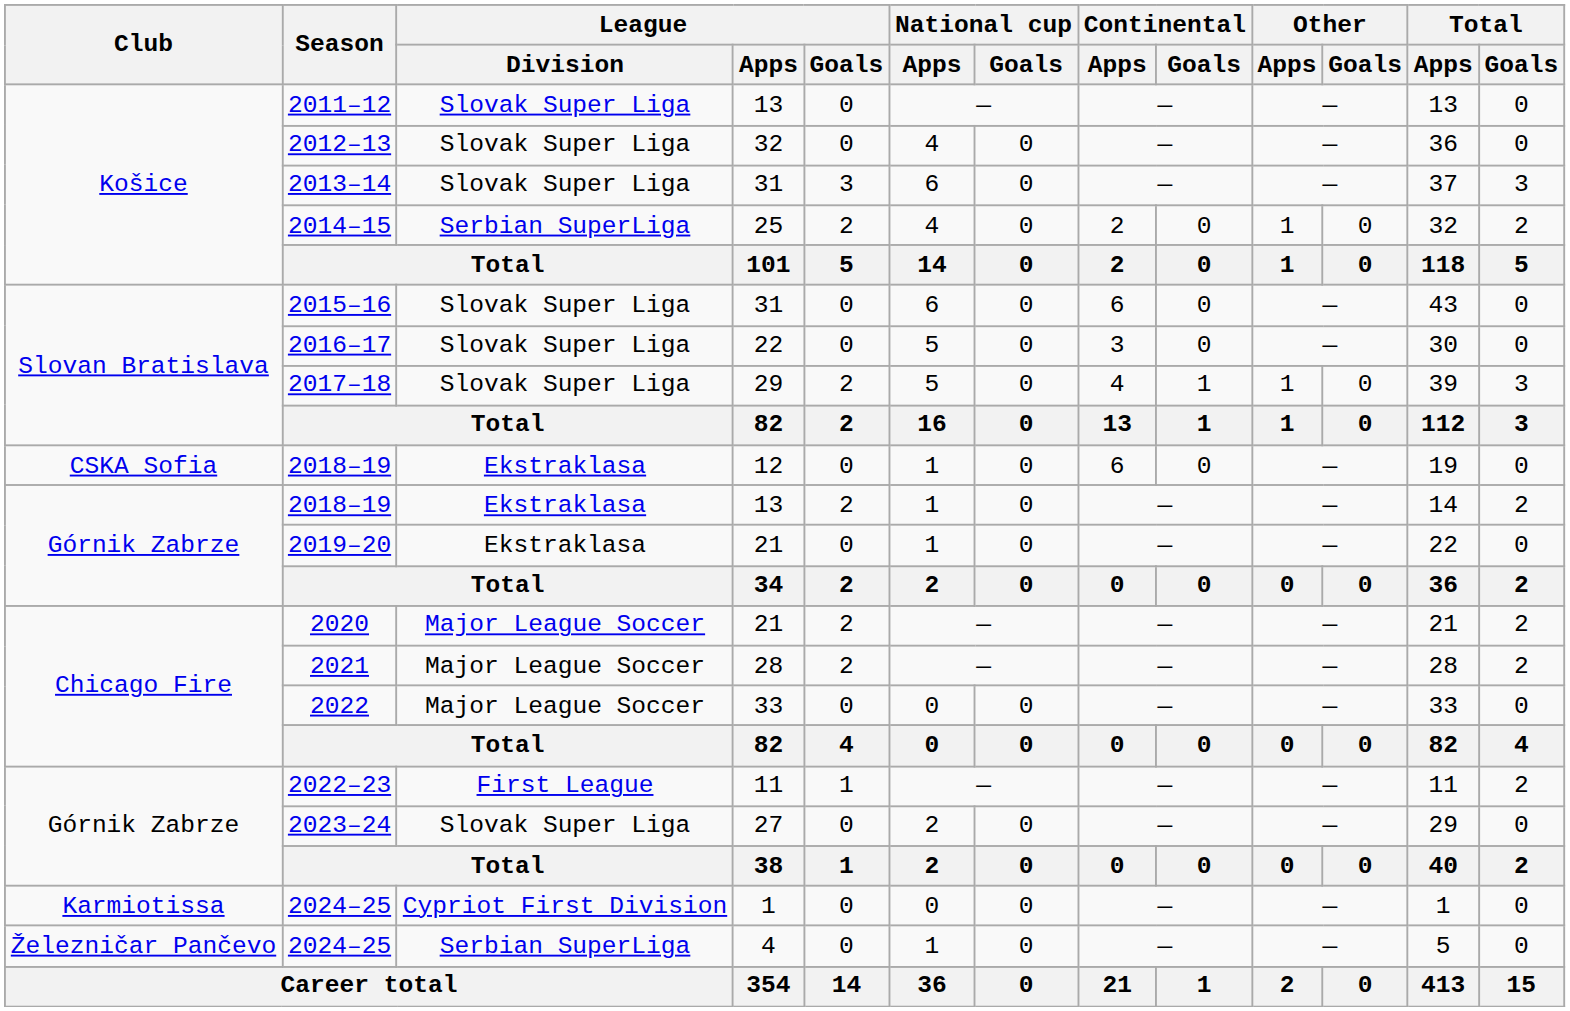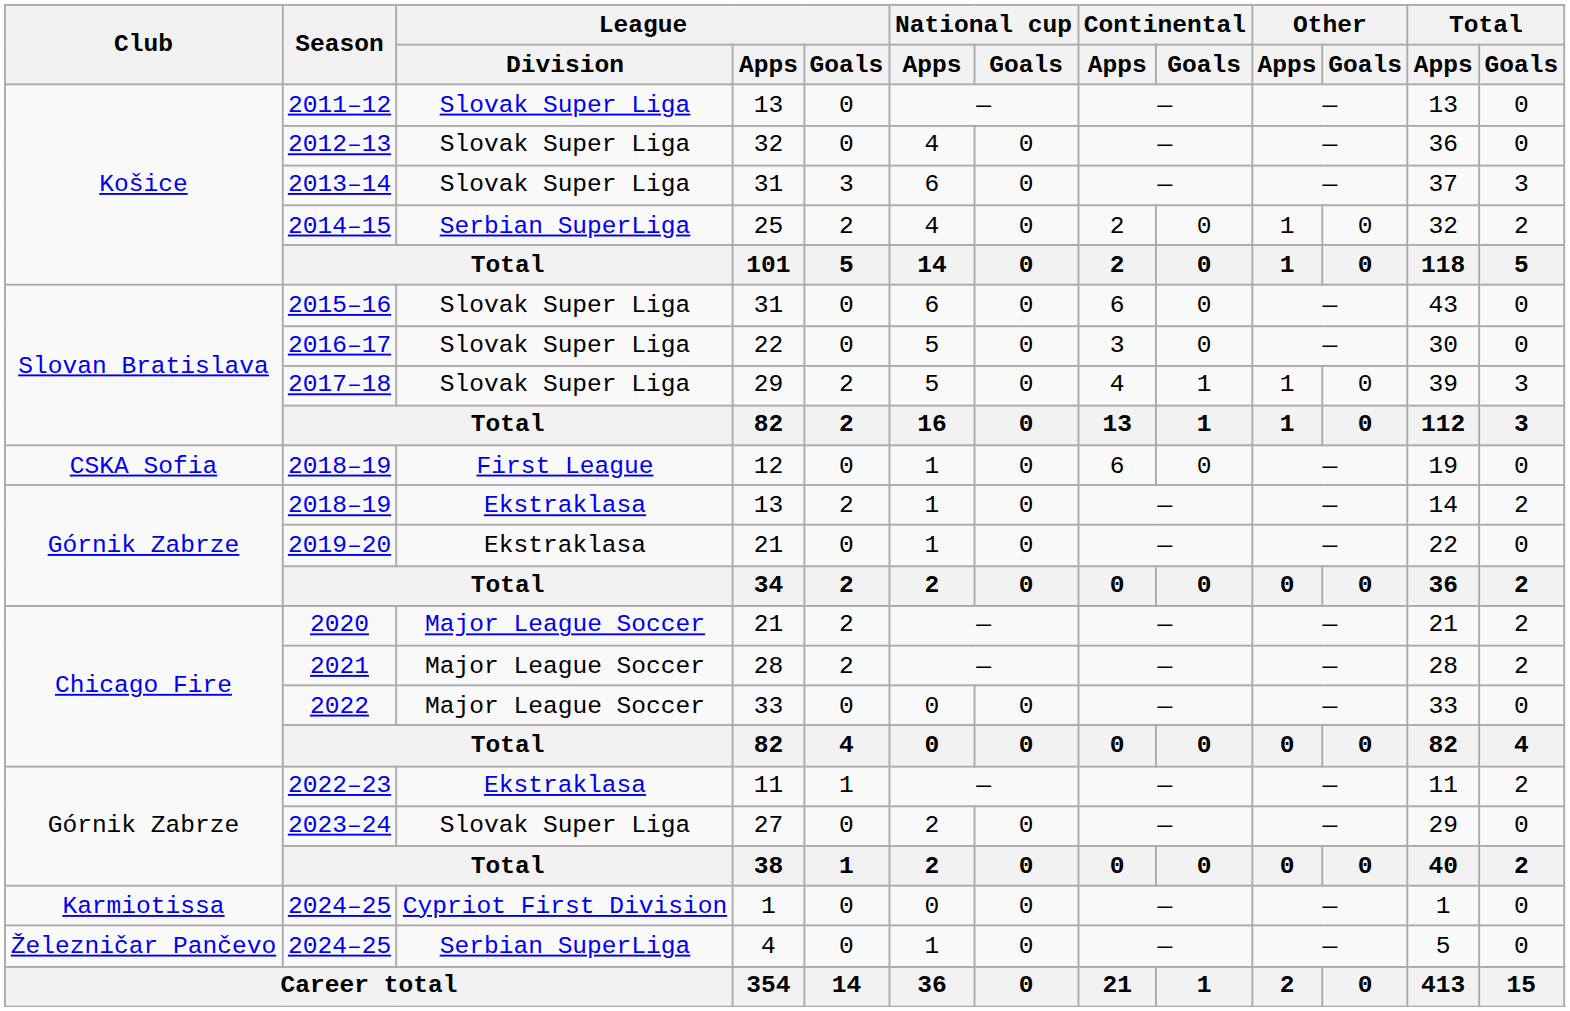(565, 465) Ekstraklasa -> (565, 465) First League
(565, 786) First League -> (565, 786) Ekstraklasa
